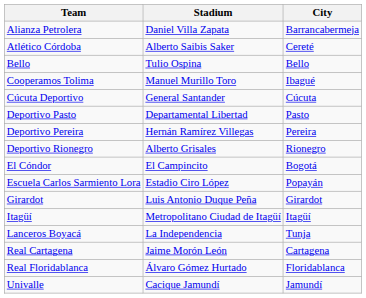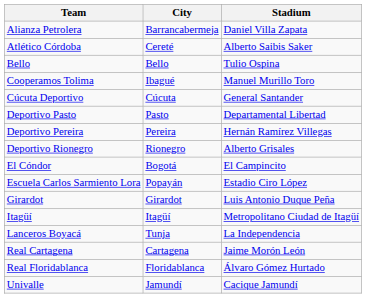columns swapped: (322, 13) <-> (213, 13)
